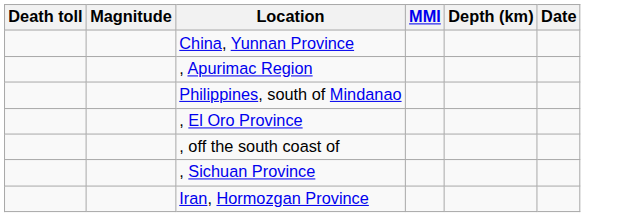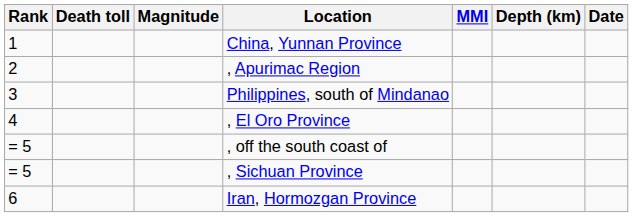+ column: (28, 17)
